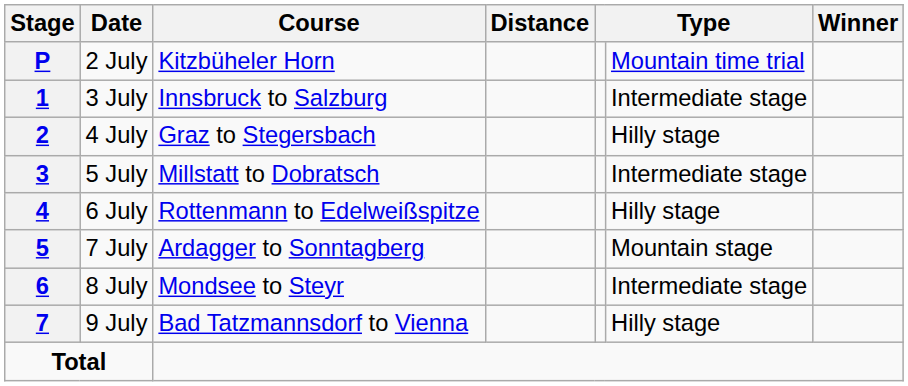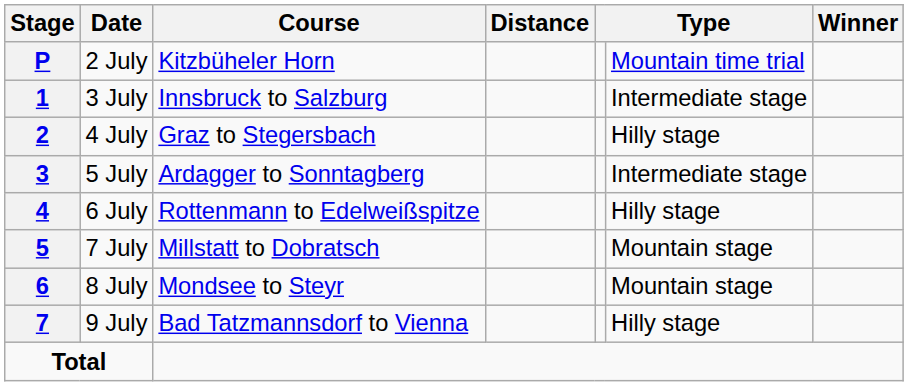(269, 173) Millstatt to Dobratsch -> (291, 173) Ardagger to Sonntagberg
(291, 248) Ardagger to Sonntagberg -> (269, 248) Millstatt to Dobratsch
(709, 286) Intermediate stage -> (692, 286) Mountain stage
